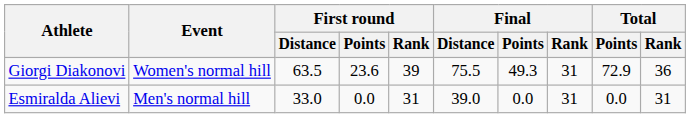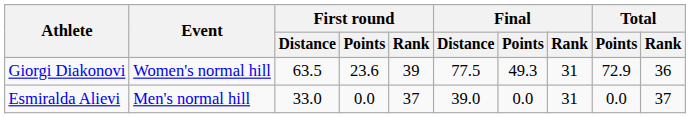(466, 71) 75.5 -> (466, 71) 77.5
(411, 99) 31 -> (411, 99) 37
(663, 99) 31 -> (663, 99) 37
